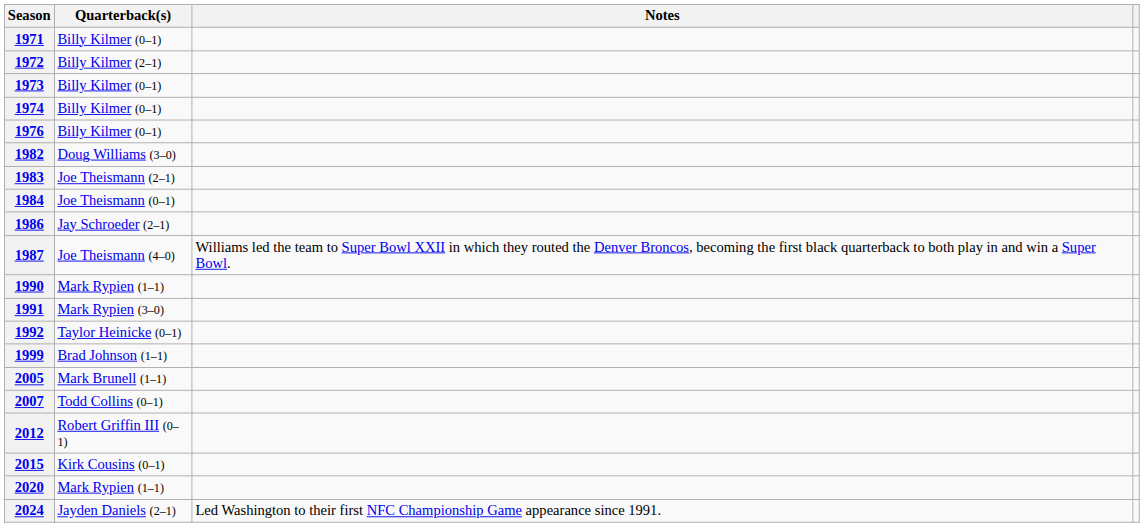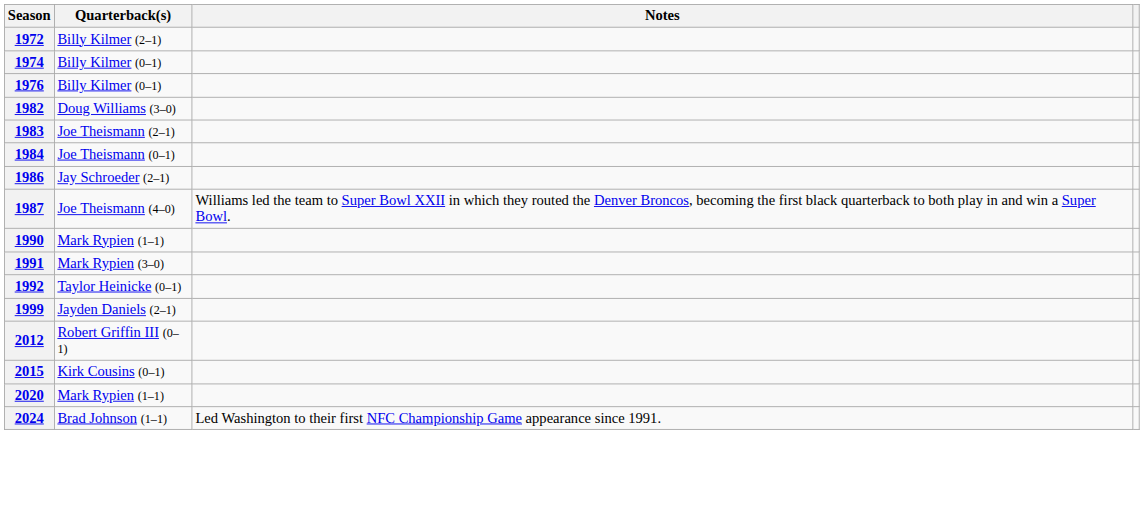- row: (29, 39)
- row: (29, 85)
(112, 355) Brad Johnson (1–1) -> (117, 309) Jayden Daniels (2–1)
- row: (29, 378)
- row: (29, 401)
(117, 510) Jayden Daniels (2–1) -> (112, 418) Brad Johnson (1–1)
